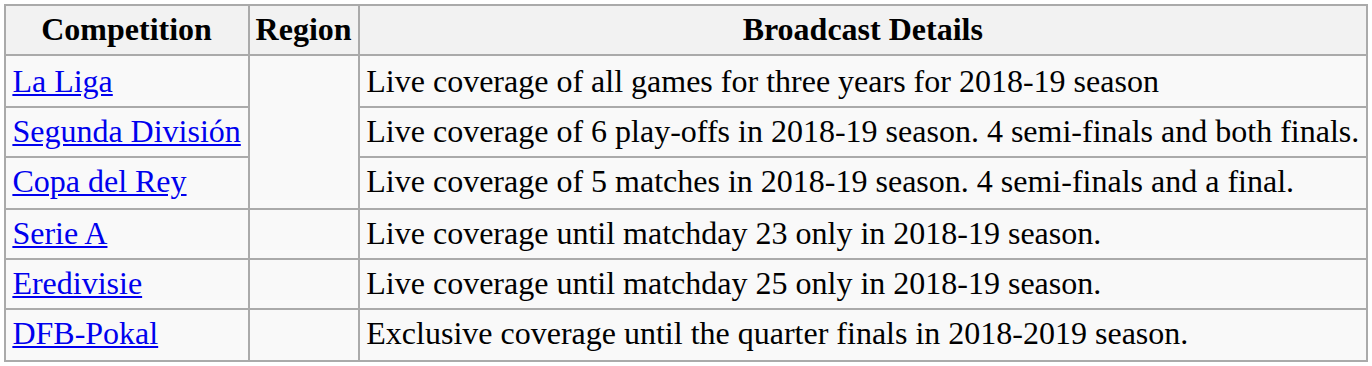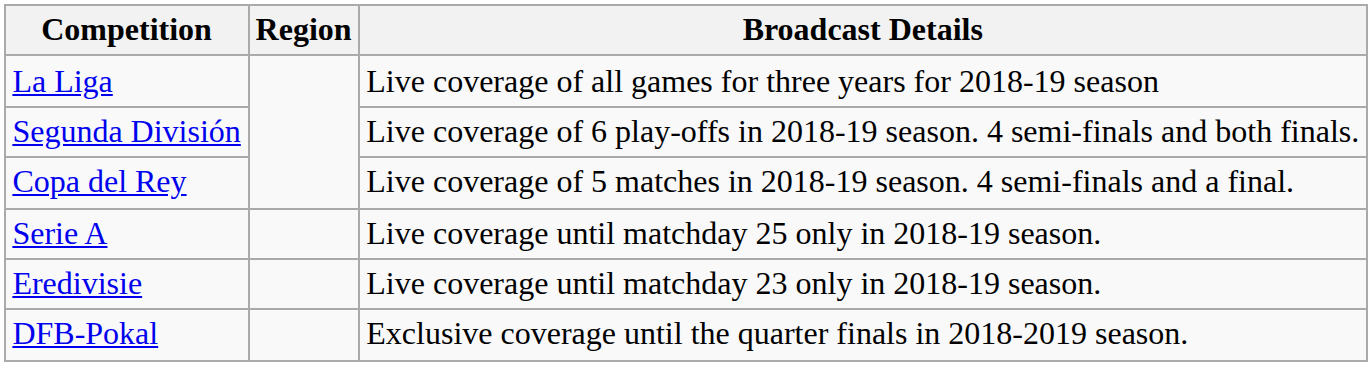(734, 232) Live coverage until matchday 23 only in 2018-19 season. -> (734, 232) Live coverage until matchday 25 only in 2018-19 season.
(734, 283) Live coverage until matchday 25 only in 2018-19 season. -> (734, 283) Live coverage until matchday 23 only in 2018-19 season.
